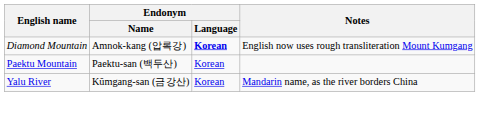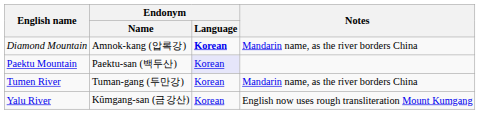(357, 46) English now uses rough transliteration Mount Kumgang -> (330, 46) Mandarin name, as the river borders China
(209, 64) no background -> (209, 64) lavender background
+ row: (34, 82)
(330, 82) Mandarin name, as the river borders China -> (357, 100) English now uses rough transliteration Mount Kumgang
